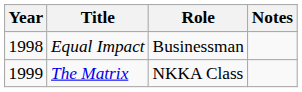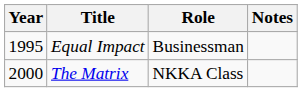(26, 45) 1998 -> (26, 45) 1995
(26, 73) 1999 -> (26, 73) 2000
